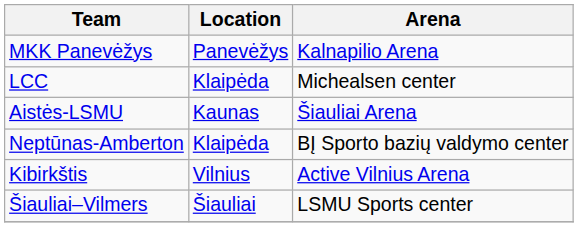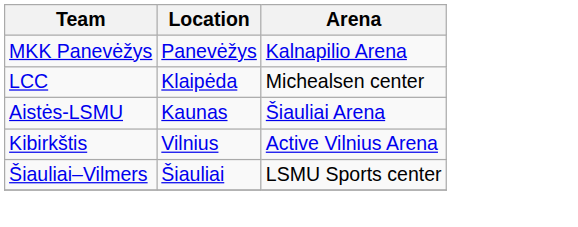- row: (96, 143)
